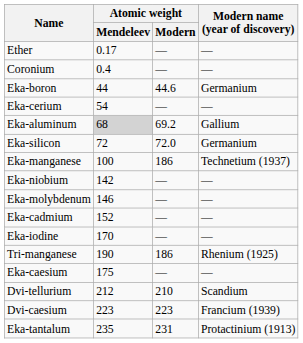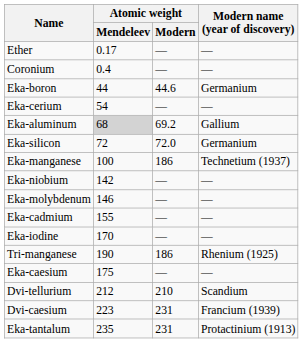(105, 217) 152 -> (105, 217) 155
(164, 310) 223 -> (164, 310) 231
